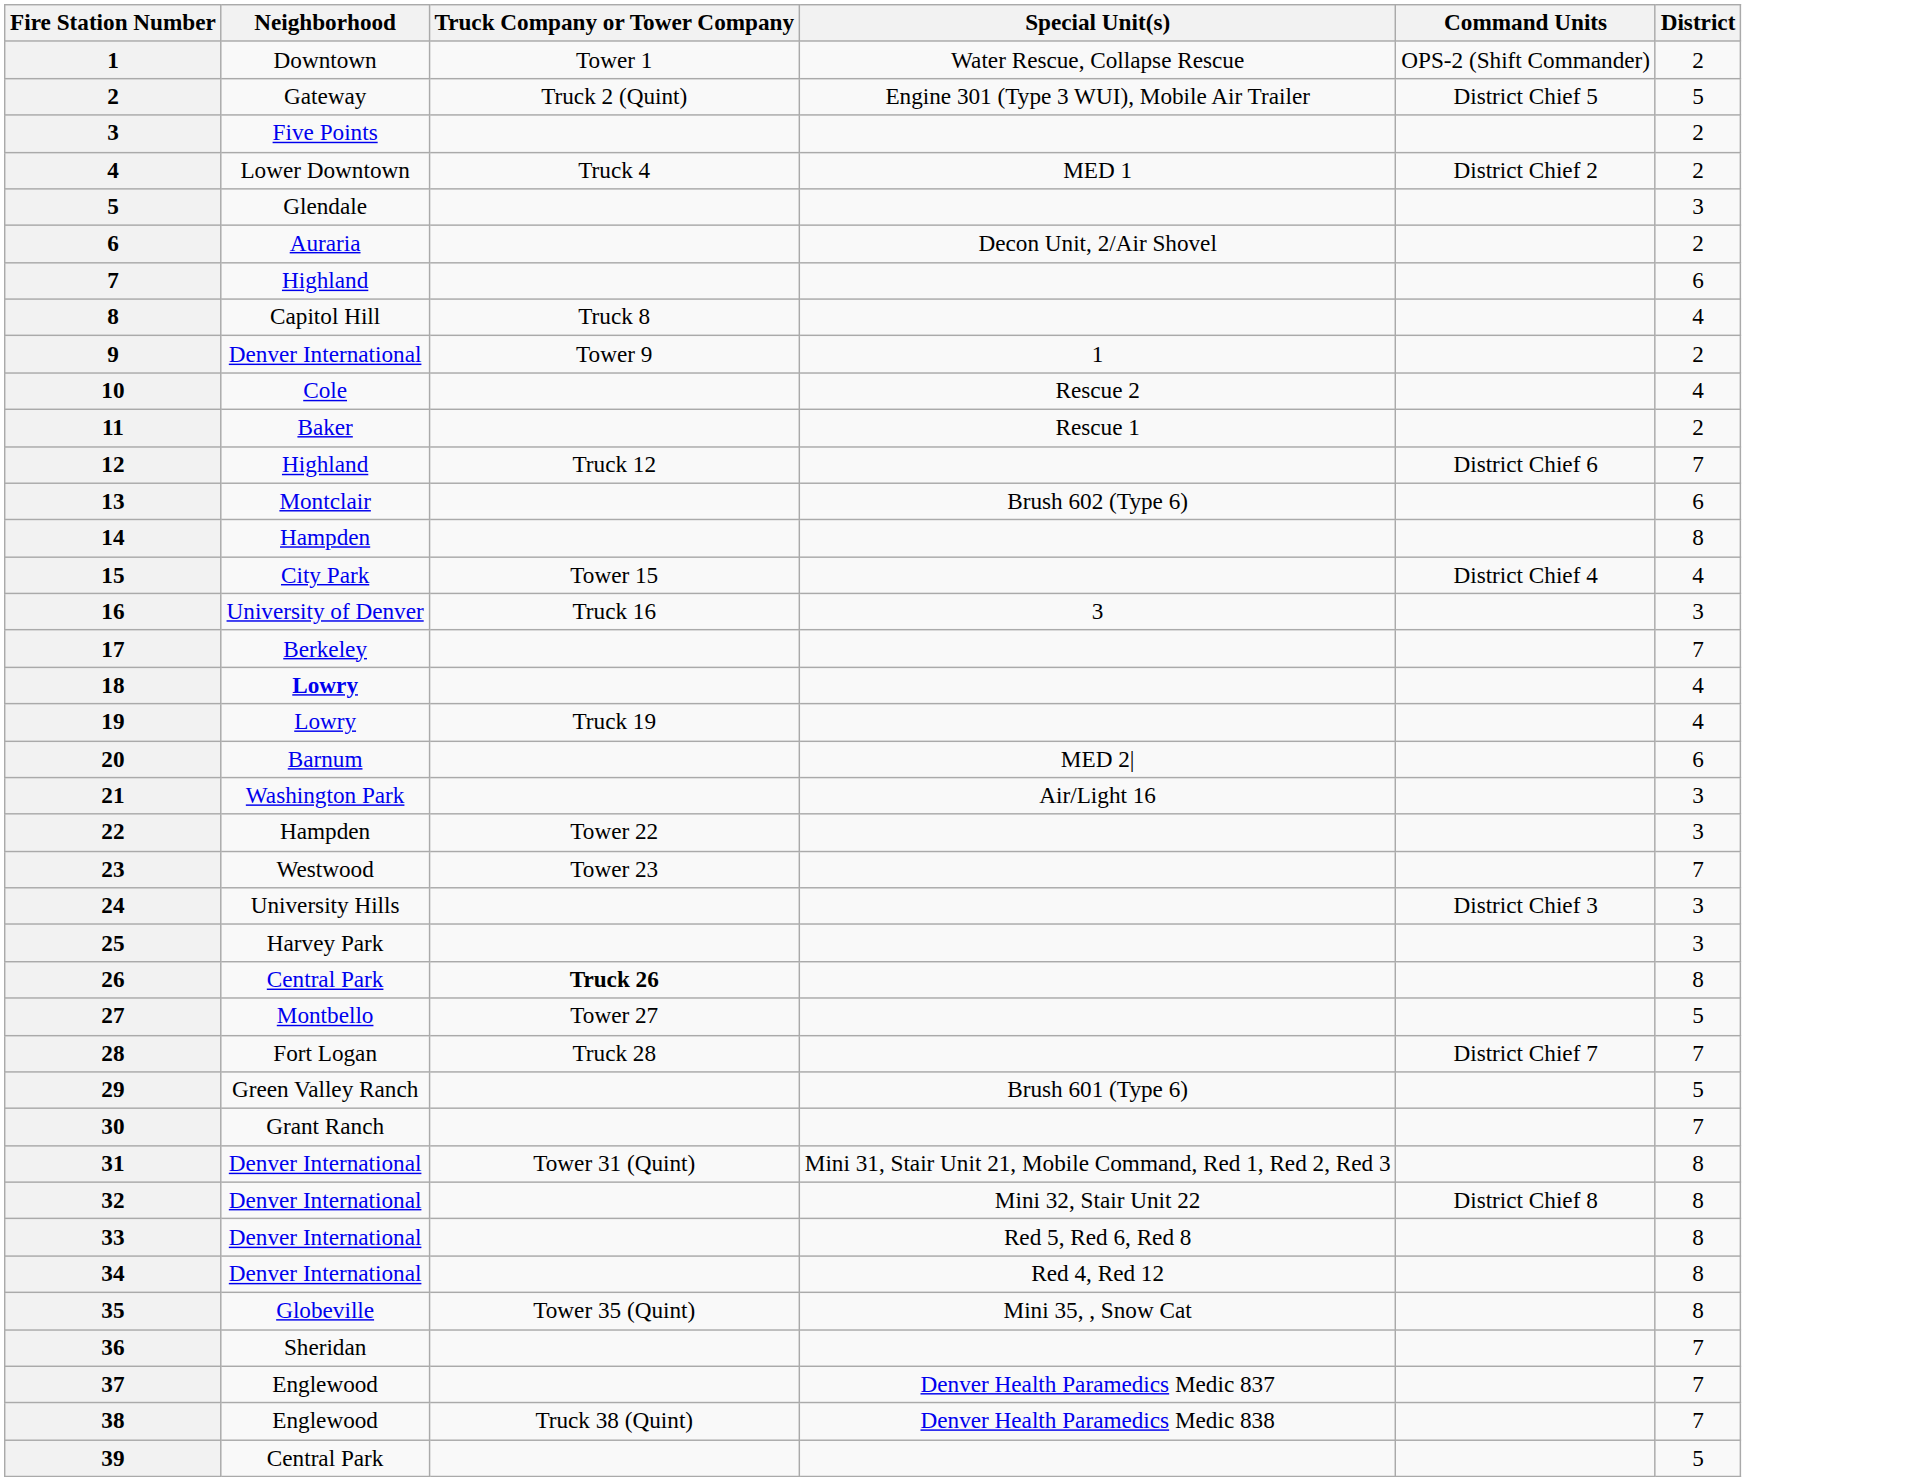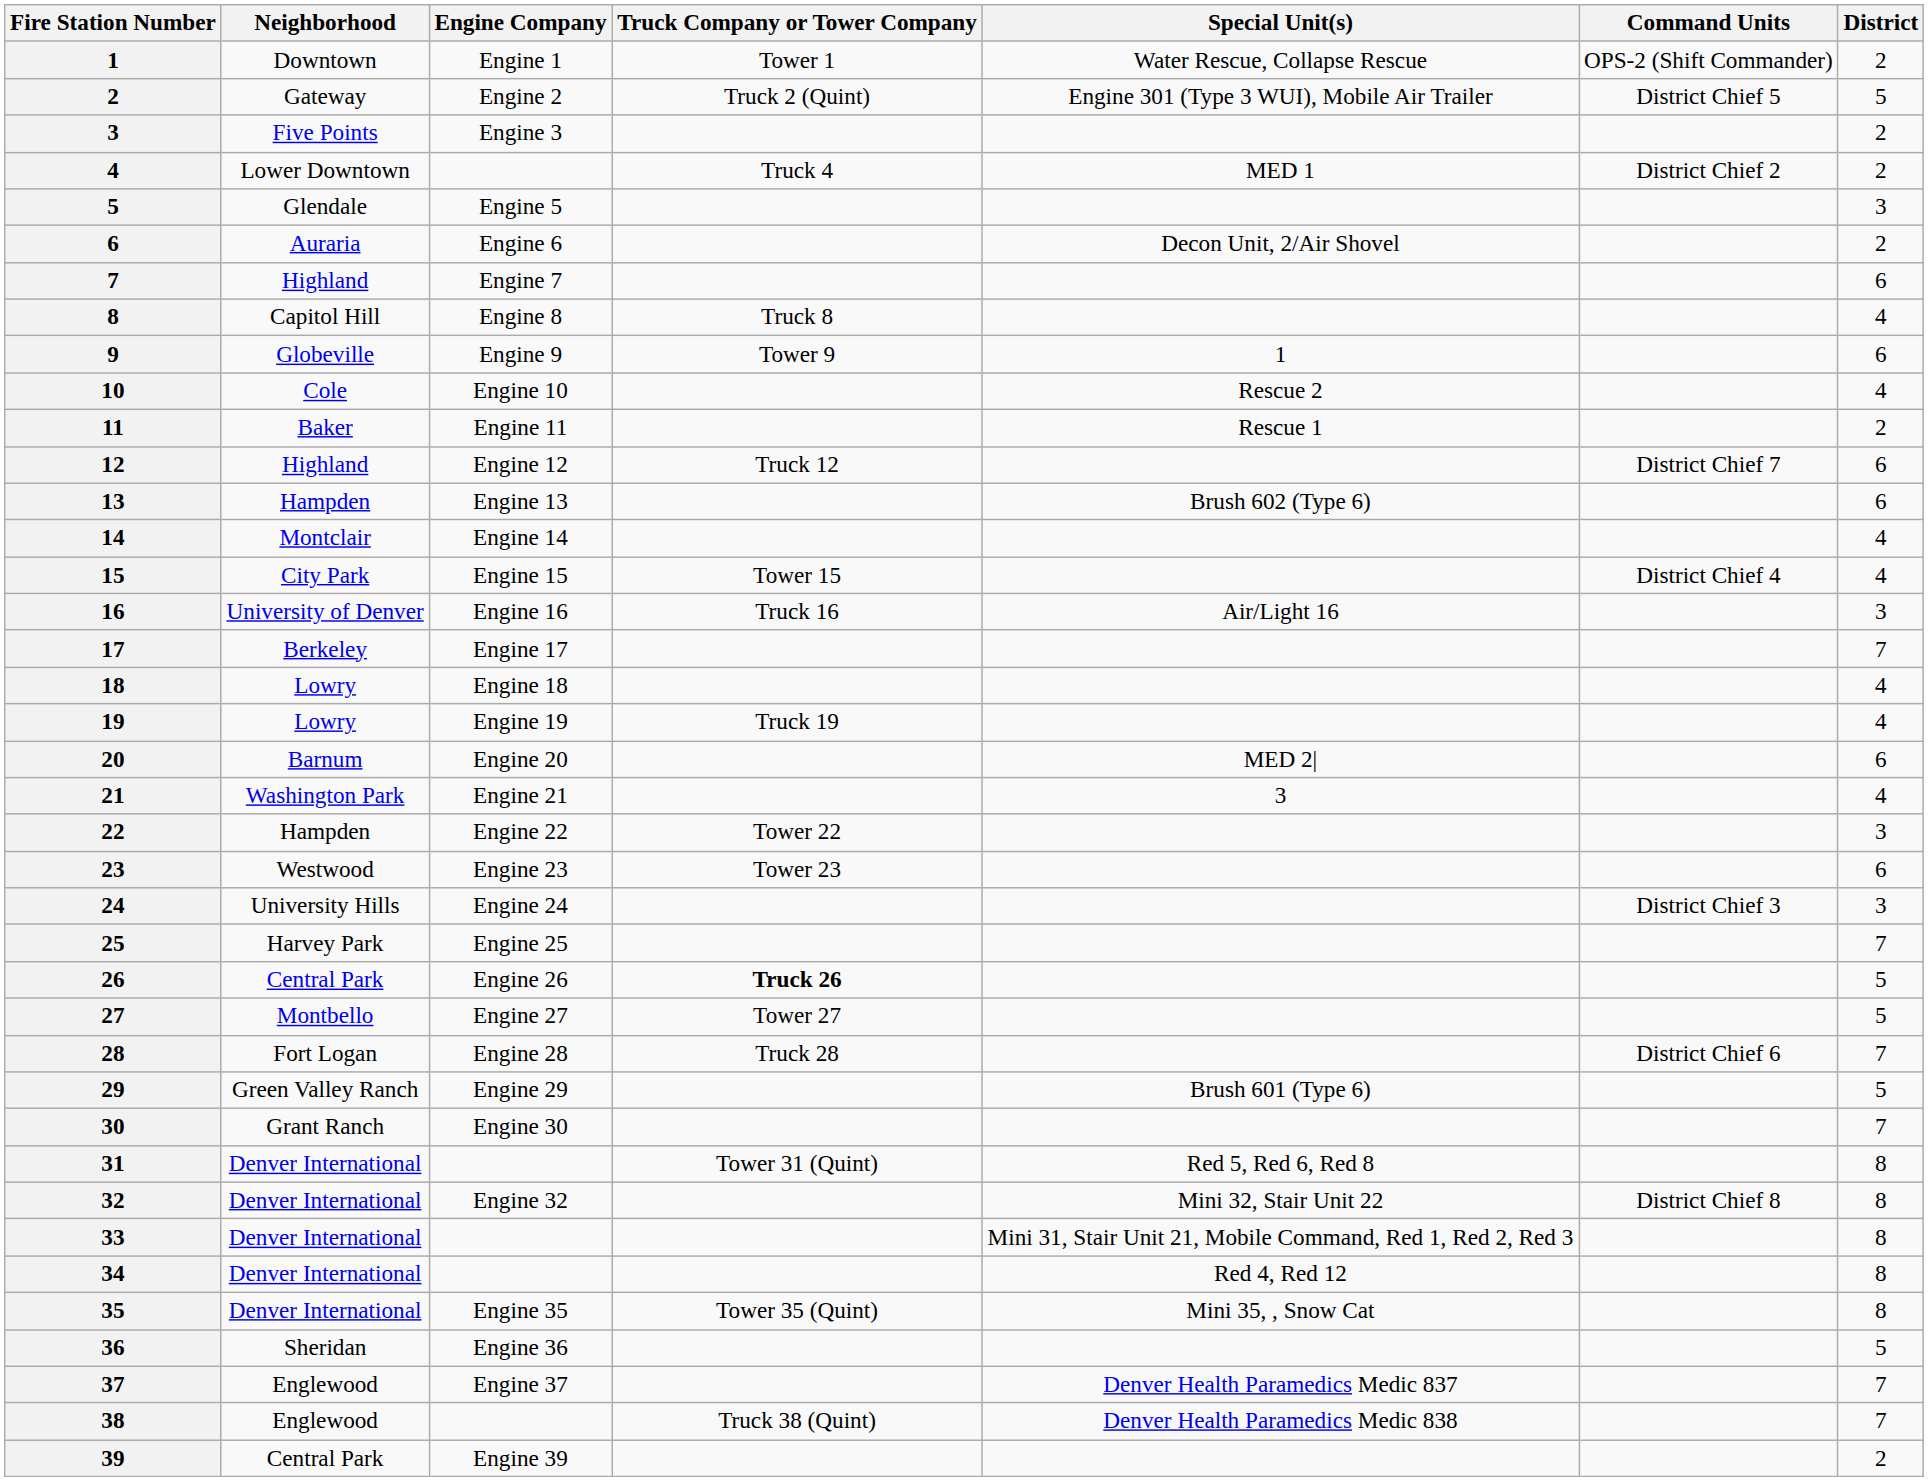+ column: (520, 22)
(325, 354) Denver International -> (325, 354) Globeville
(1698, 354) 2 -> (1881, 354) 6
(1526, 464) District Chief 6 -> (1708, 464) District Chief 7
(1698, 464) 7 -> (1881, 464) 6
(325, 501) Montclair -> (325, 501) Hampden
(325, 538) Hampden -> (325, 538) Montclair
(1698, 538) 8 -> (1881, 538) 4
(1098, 611) 3 -> (1280, 611) Air/Light 16
(325, 685) bold -> (325, 685) normal
(1098, 795) Air/Light 16 -> (1280, 795) 3
(1698, 795) 3 -> (1881, 795) 4
(1698, 869) 7 -> (1881, 869) 6
(1698, 942) 3 -> (1881, 942) 7
(1698, 979) 8 -> (1881, 979) 5
(1526, 1053) District Chief 7 -> (1708, 1053) District Chief 6
(1098, 1163) Mini 31, Stair Unit 21, Mobile Command, Red 1, Red 2, Red 3 -> (1280, 1163) Red 5, Red 6, Red 8
(1098, 1237) Red 5, Red 6, Red 8 -> (1280, 1237) Mini 31, Stair Unit 21, Mobile Command, Red 1, Red 2, Red 3
(325, 1310) Globeville -> (325, 1310) Denver International
(1698, 1347) 7 -> (1881, 1347) 5
(1698, 1457) 5 -> (1881, 1457) 2
